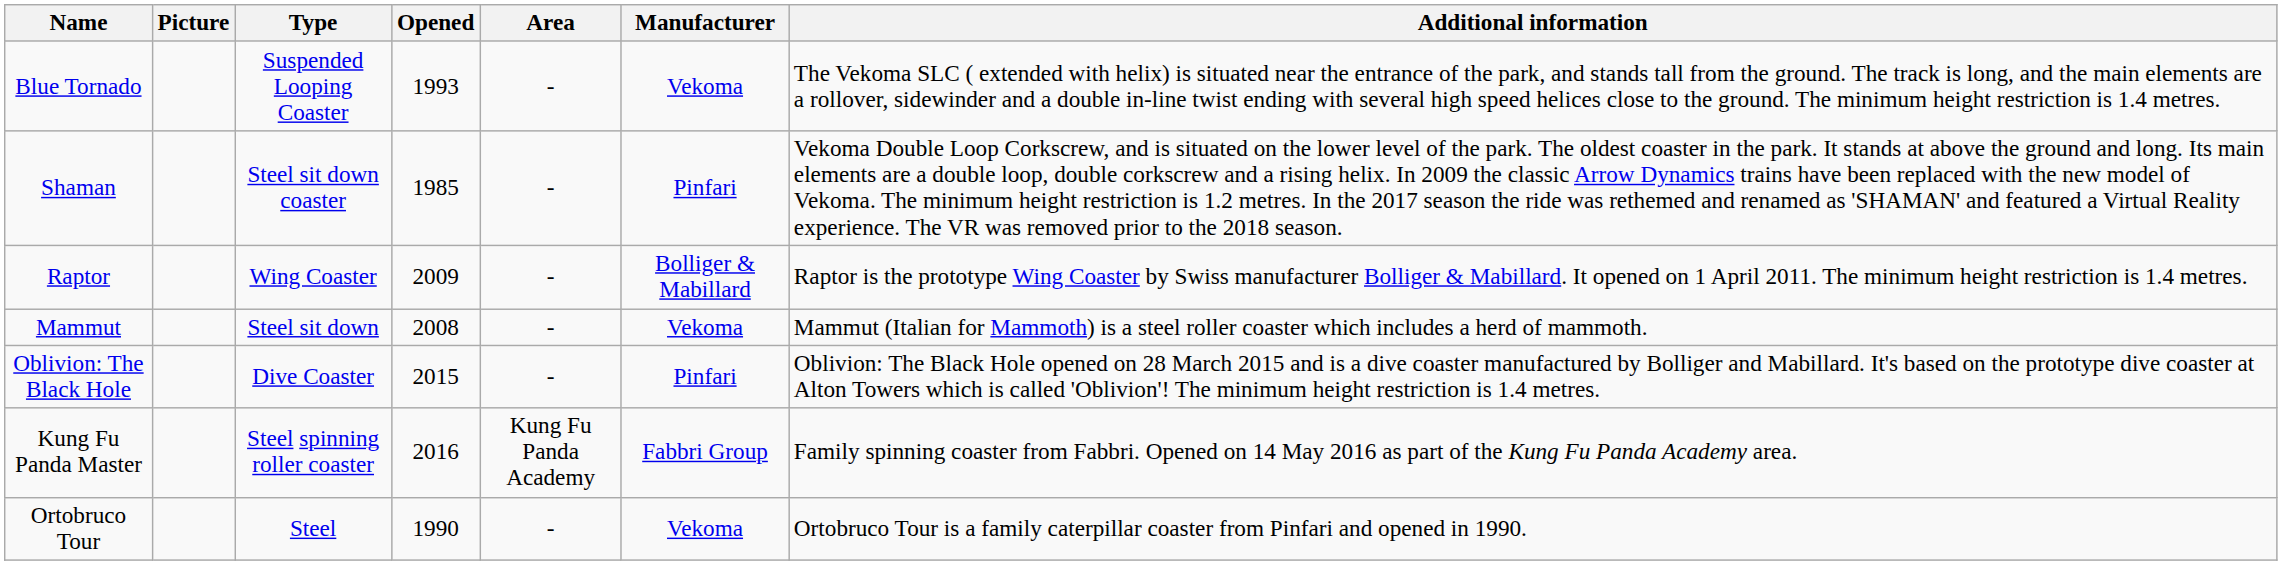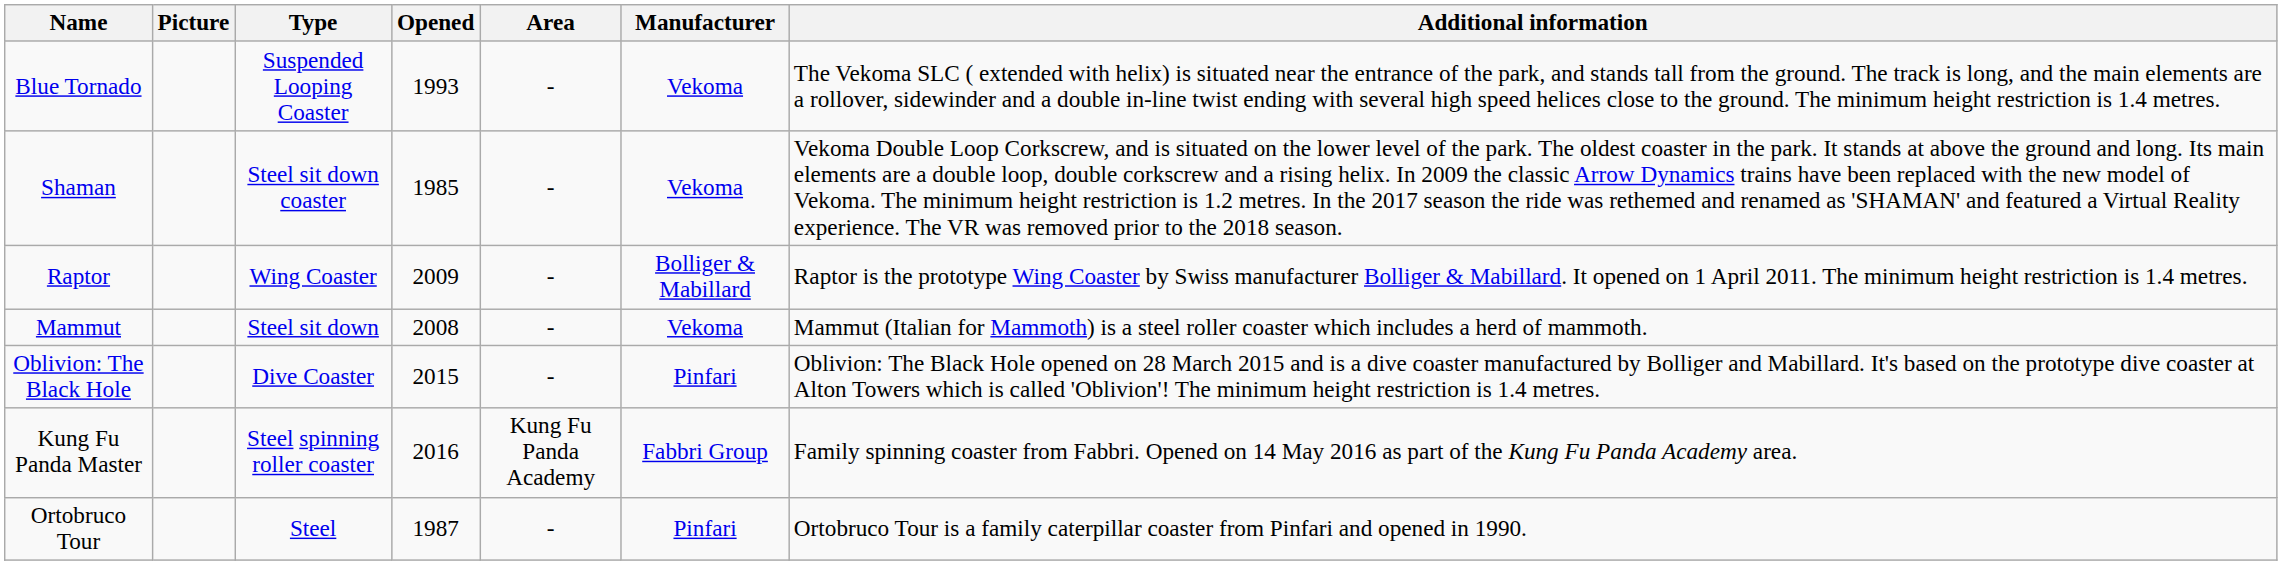(705, 187) Pinfari -> (705, 187) Vekoma
(436, 528) 1990 -> (436, 528) 1987
(705, 528) Vekoma -> (705, 528) Pinfari
